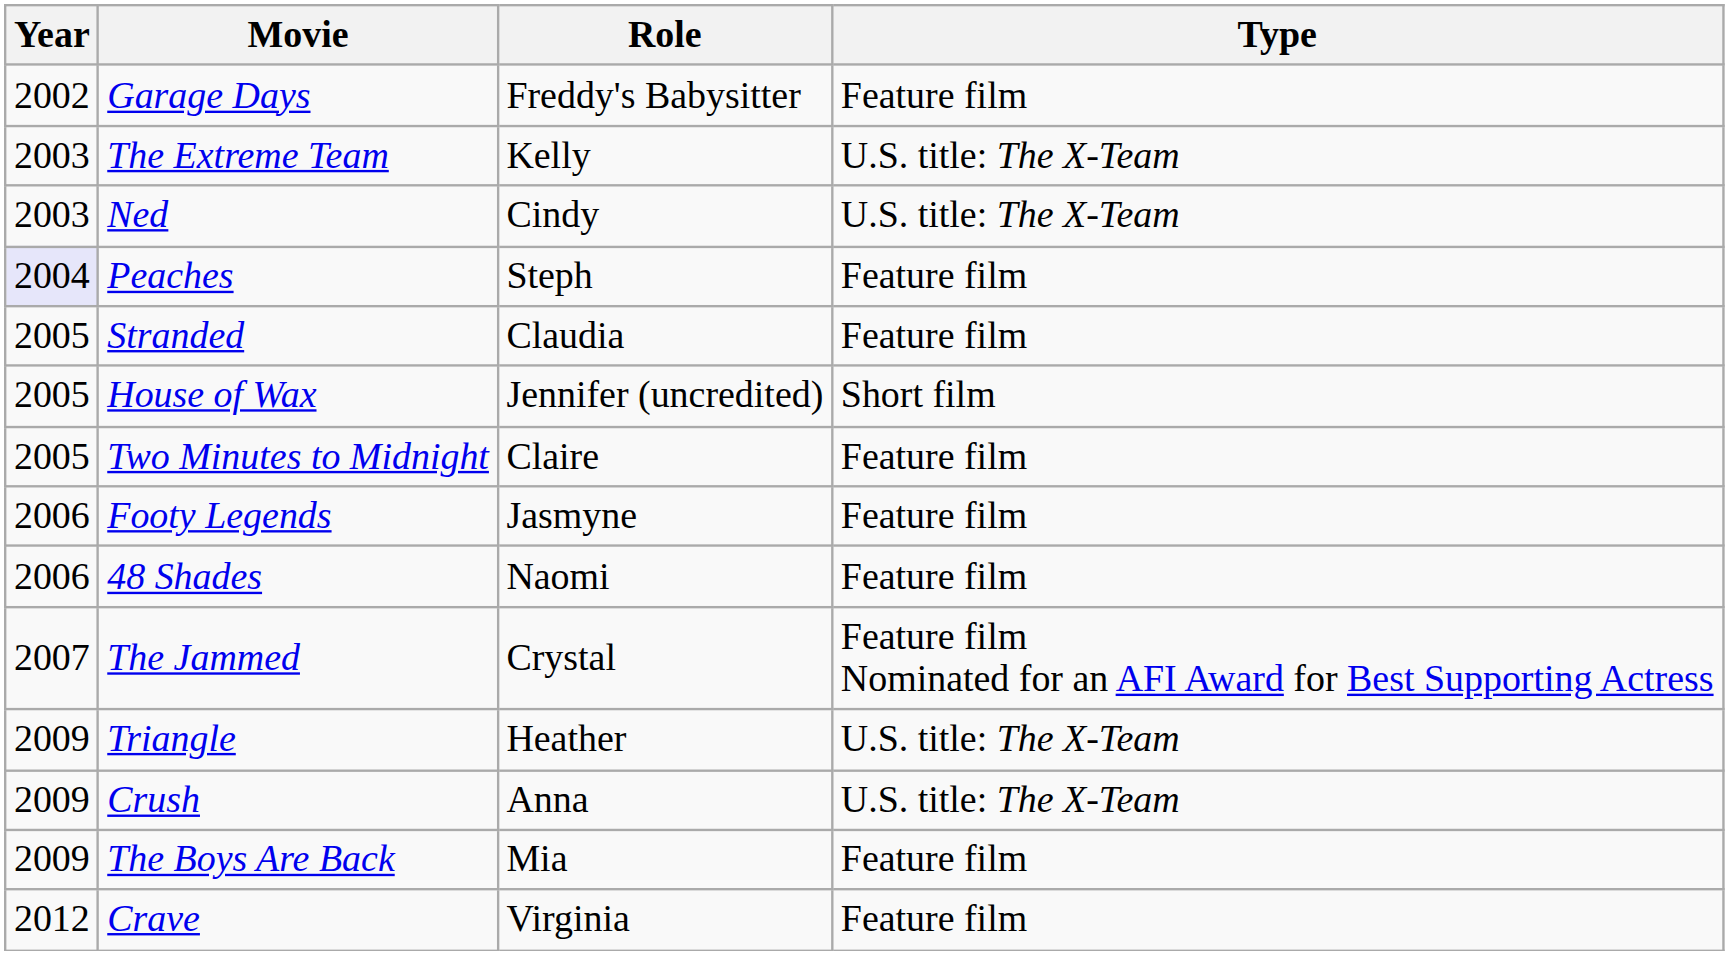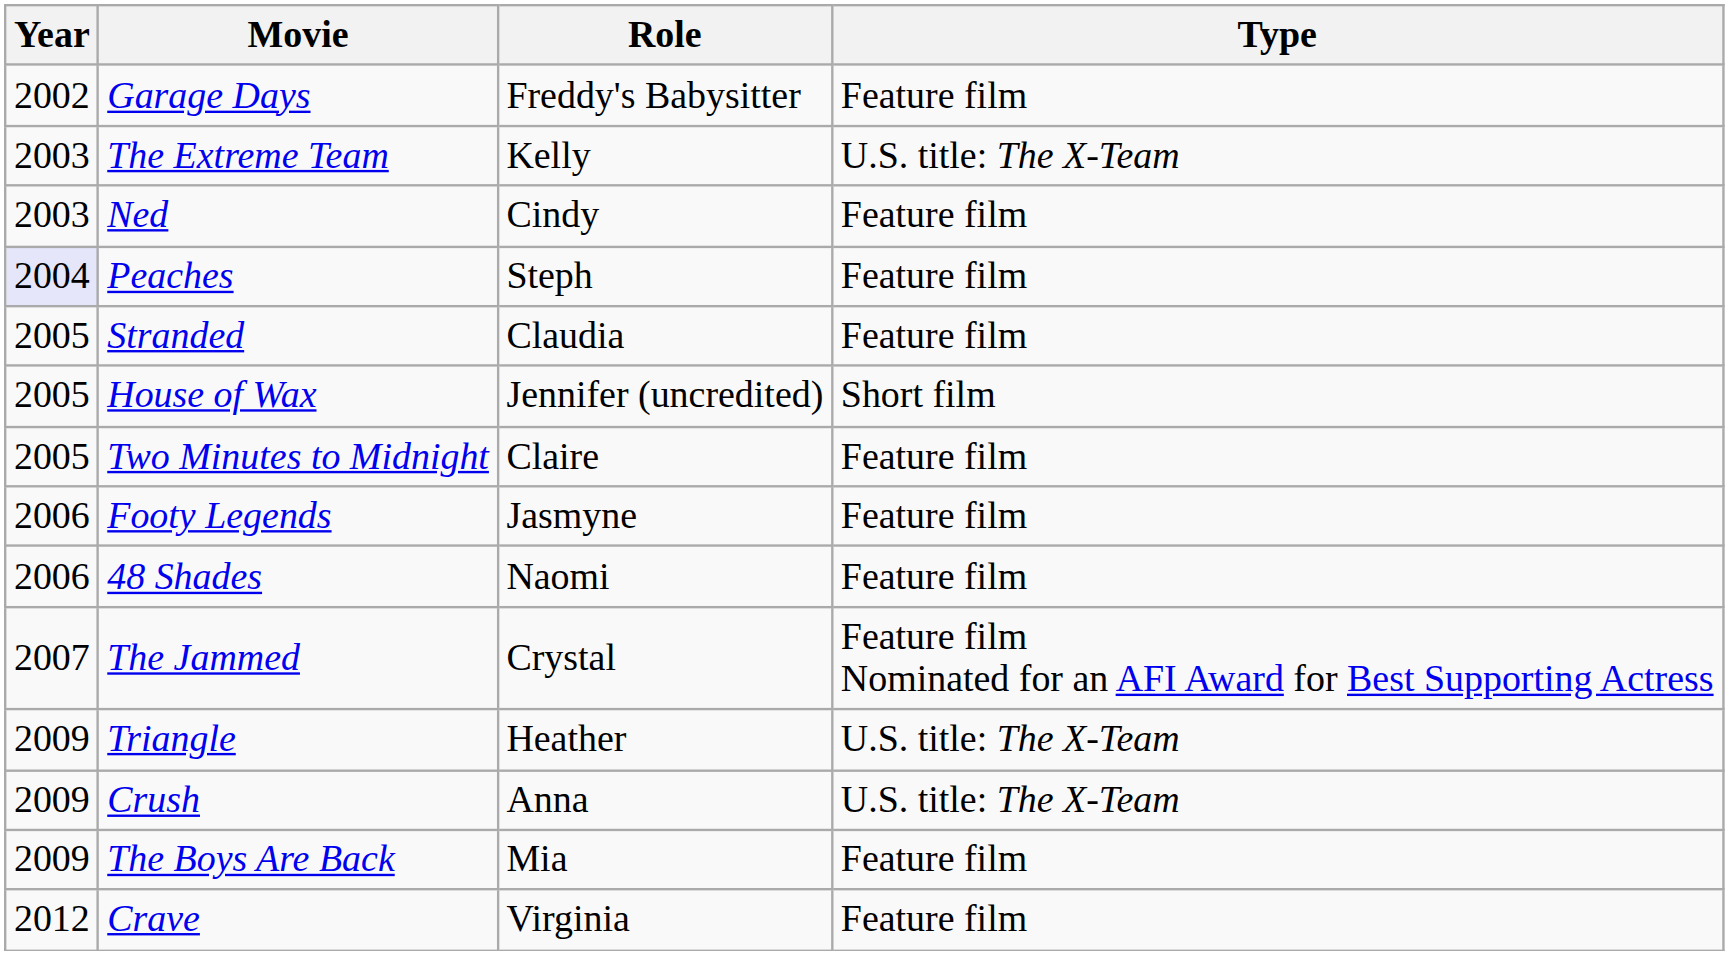(1010, 214) U.S. title: The X-Team -> (934, 214) Feature film
